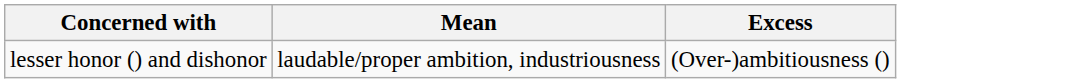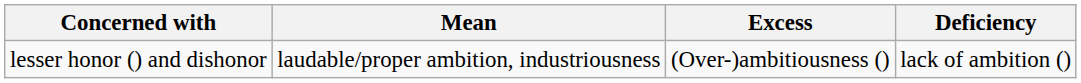+ column: (986, 22)
